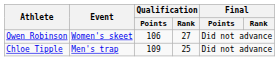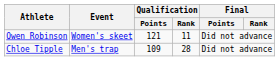(154, 36) 106 -> (154, 36) 121
(186, 36) 27 -> (186, 36) 11
(186, 49) 25 -> (186, 49) 28
